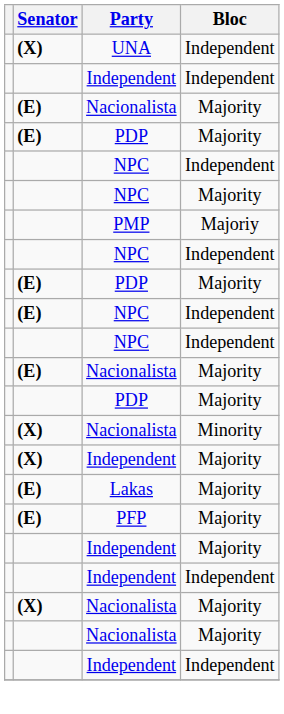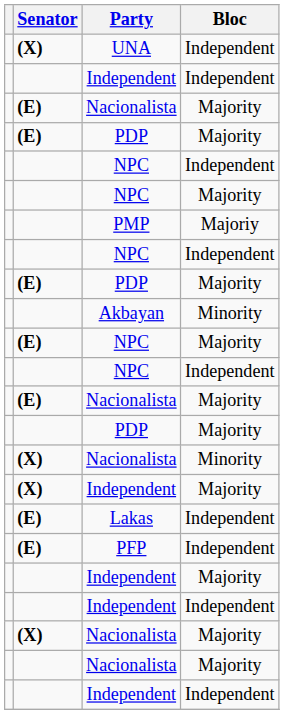+ row: (47, 313)
(230, 312) Independent -> (230, 341) Majority
(230, 488) Majority -> (230, 518) Independent
(230, 518) Majority -> (230, 547) Independent
